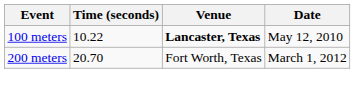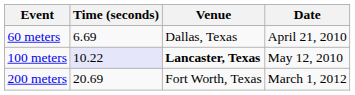+ row: (34, 36)
(88, 36) no background -> (88, 57) lavender background
(88, 57) 20.70 -> (88, 79) 20.69
